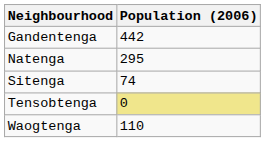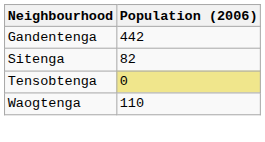- row: (36, 60)
(128, 82) 74 -> (128, 60) 82
